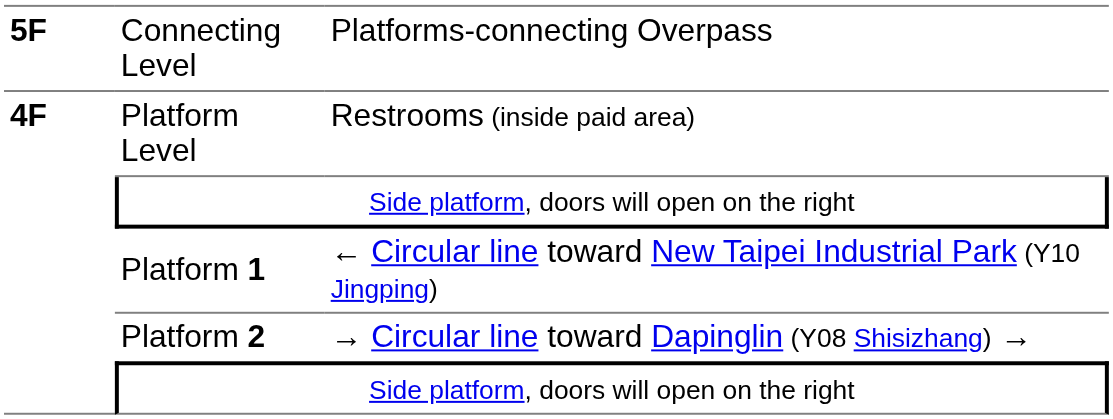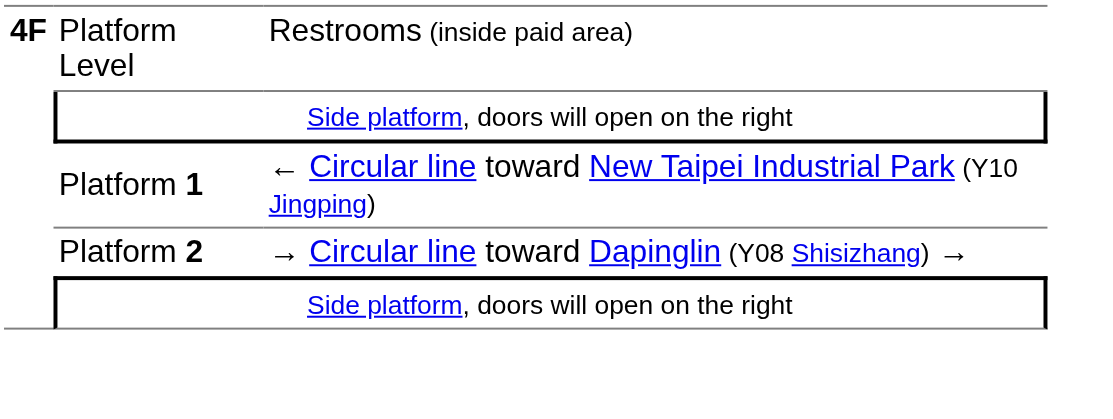- row: (201, 47)
